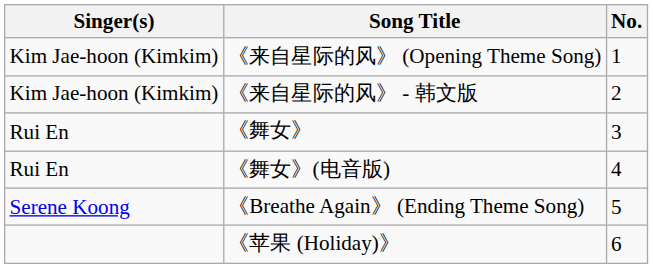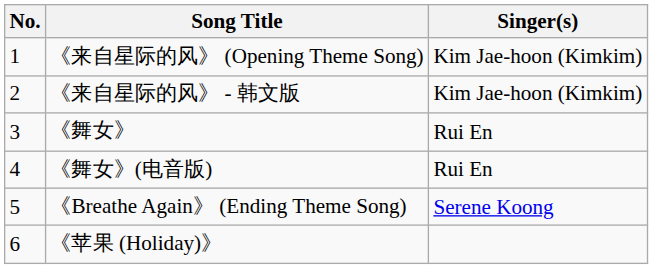columns swapped: (627, 21) <-> (114, 21)
